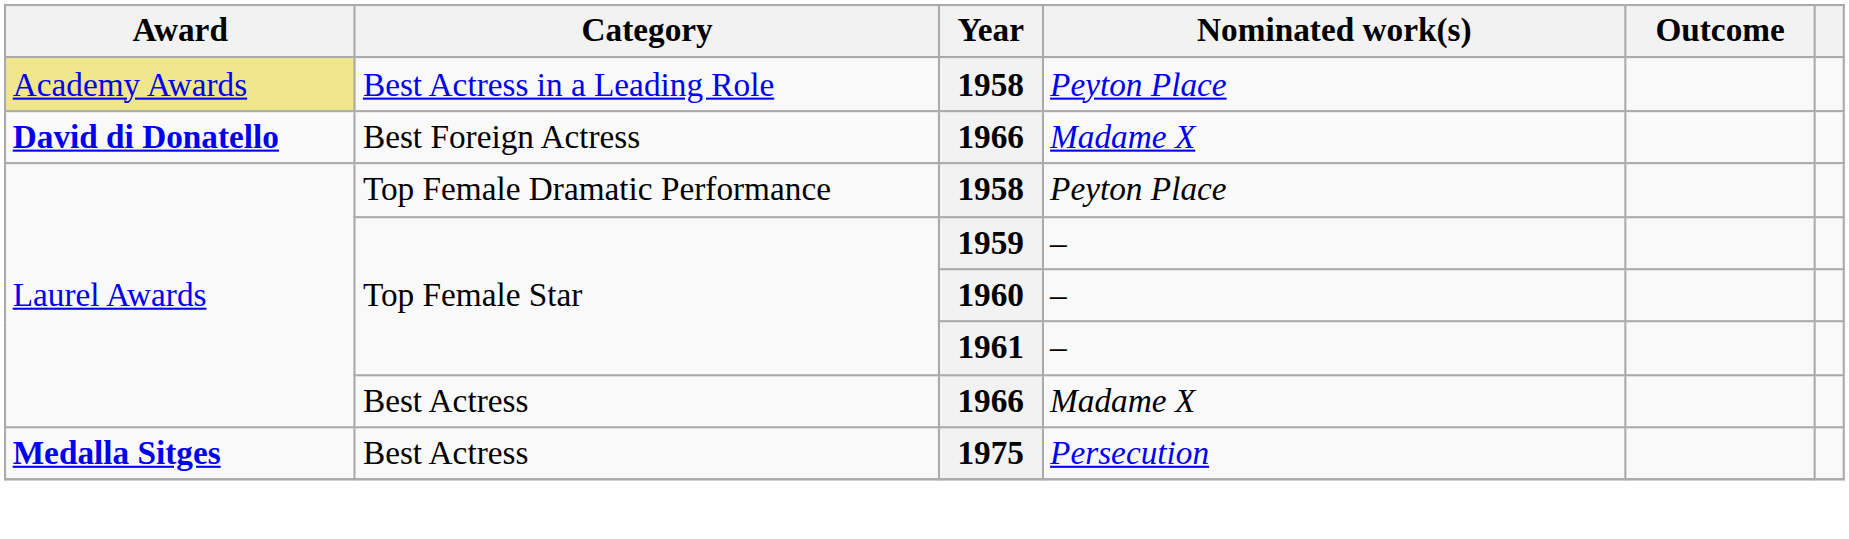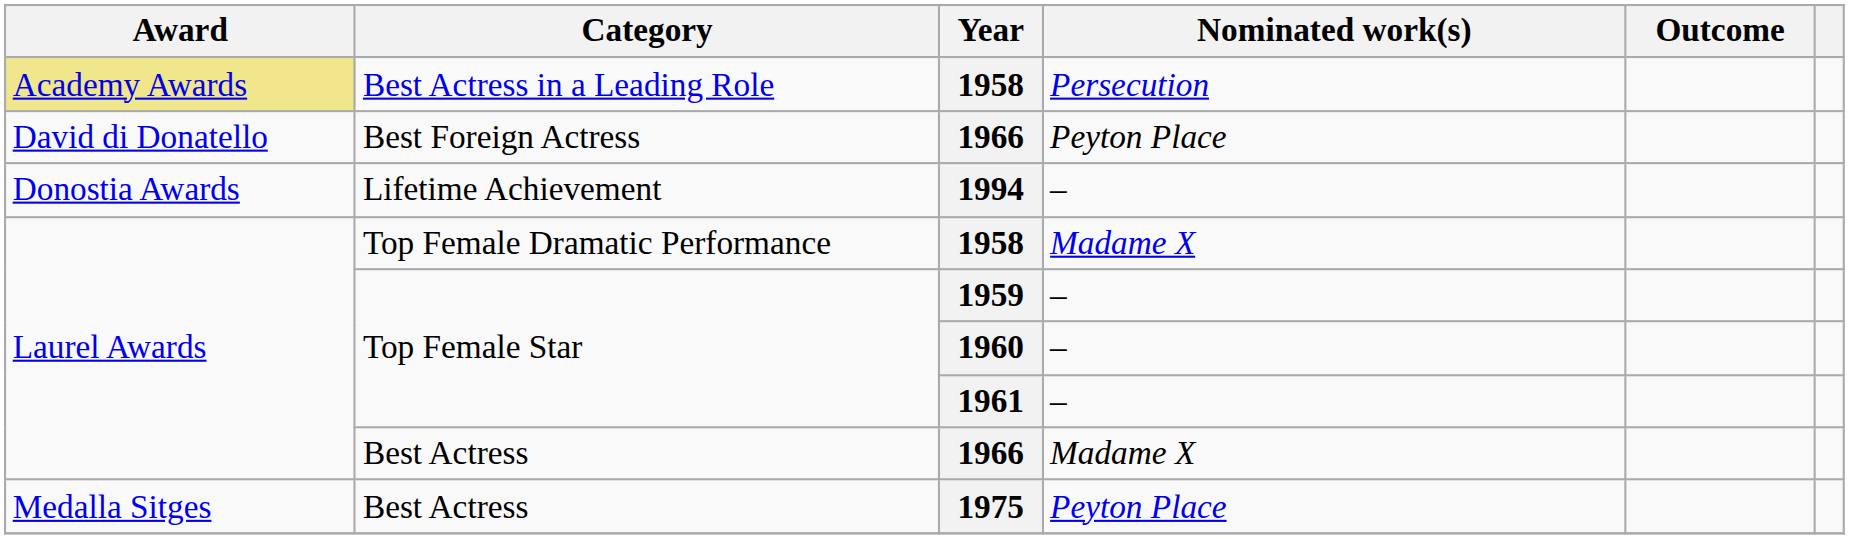(1138, 83) Peyton Place -> (1130, 83) Persecution
(146, 136) bold -> (140, 136) normal
(1123, 136) Madame X -> (1138, 136) Peyton Place
+ row: (512, 189)
(1138, 189) Peyton Place -> (1123, 242) Madame X
(117, 453) bold -> (112, 505) normal
(1130, 453) Persecution -> (1138, 505) Peyton Place
